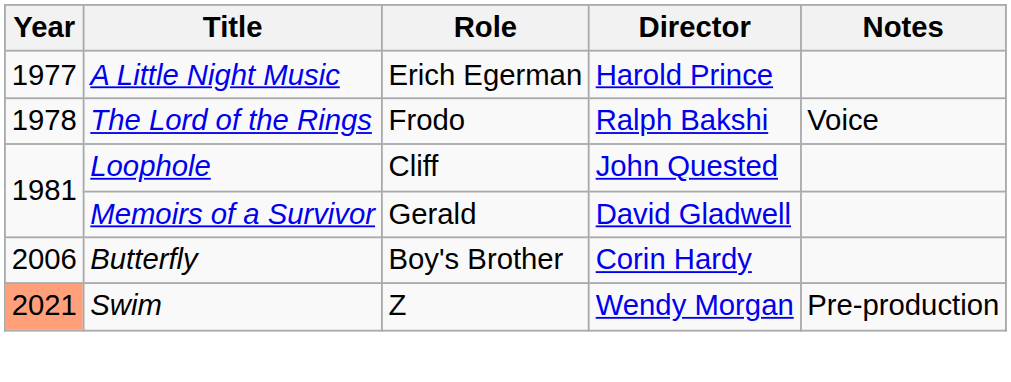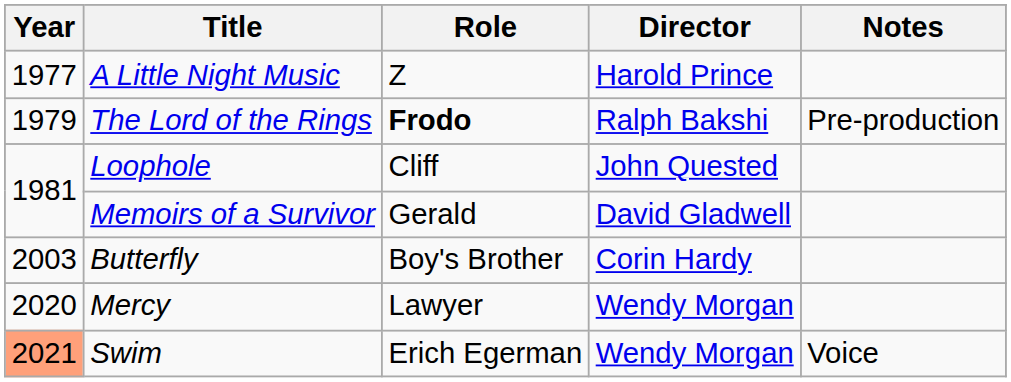(485, 74) Erich Egerman -> (397, 74) Z
(44, 120) 1978 -> (44, 120) 1979
(427, 120) normal -> (430, 120) bold
(843, 120) Voice -> (903, 120) Pre-production
(44, 259) 2006 -> (44, 259) 2003
+ row: (130, 306)
(397, 306) Z -> (485, 352) Erich Egerman
(903, 306) Pre-production -> (843, 352) Voice
